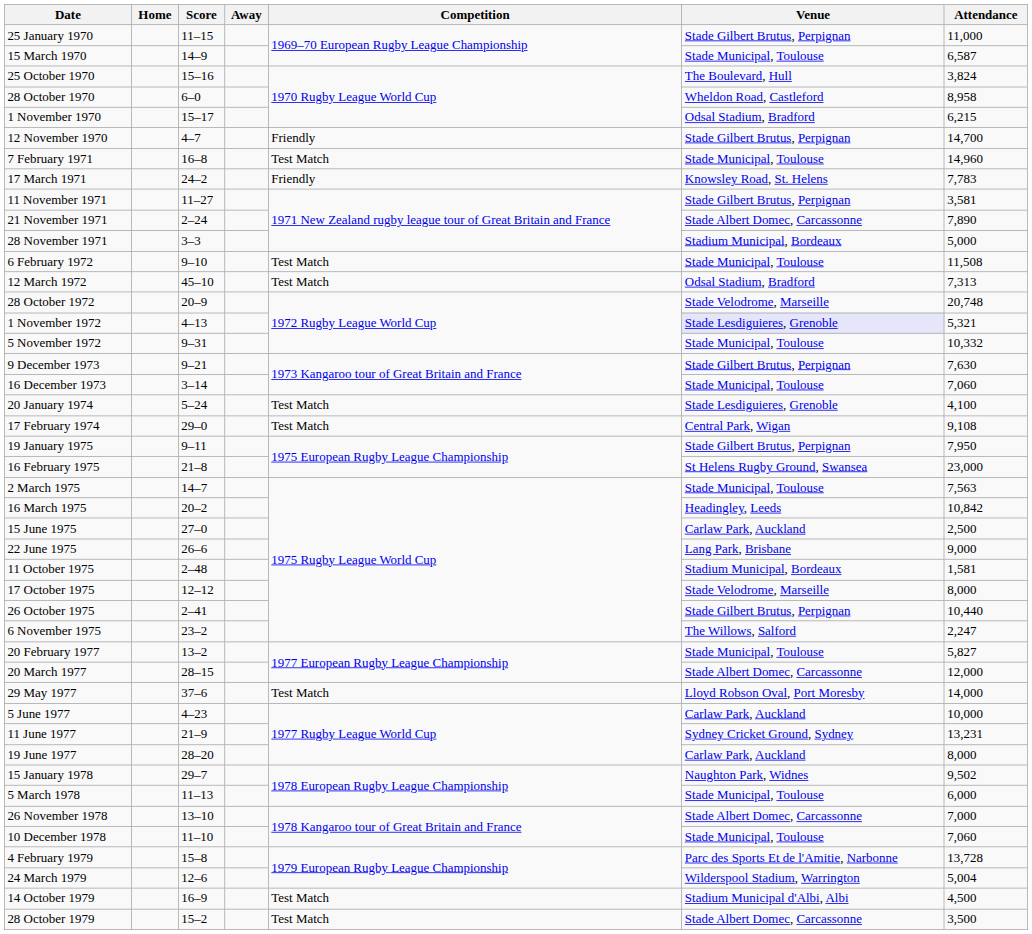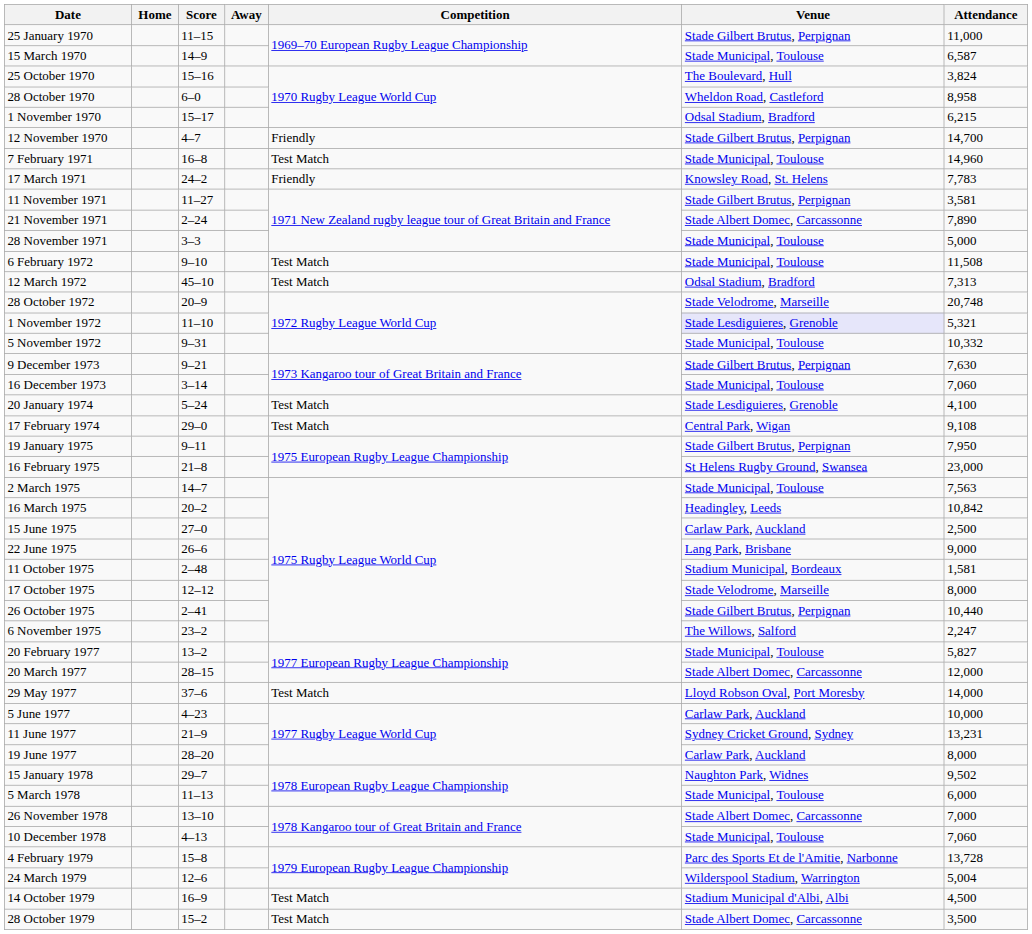(763, 240) Stadium Municipal, Bordeaux -> (754, 240) Stade Municipal, Toulouse
(194, 323) 4–13 -> (197, 323) 11–10
(197, 836) 11–10 -> (194, 836) 4–13
